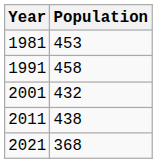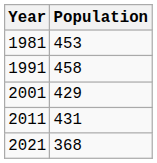(68, 94) 432 -> (68, 94) 429
(68, 120) 438 -> (68, 120) 431
